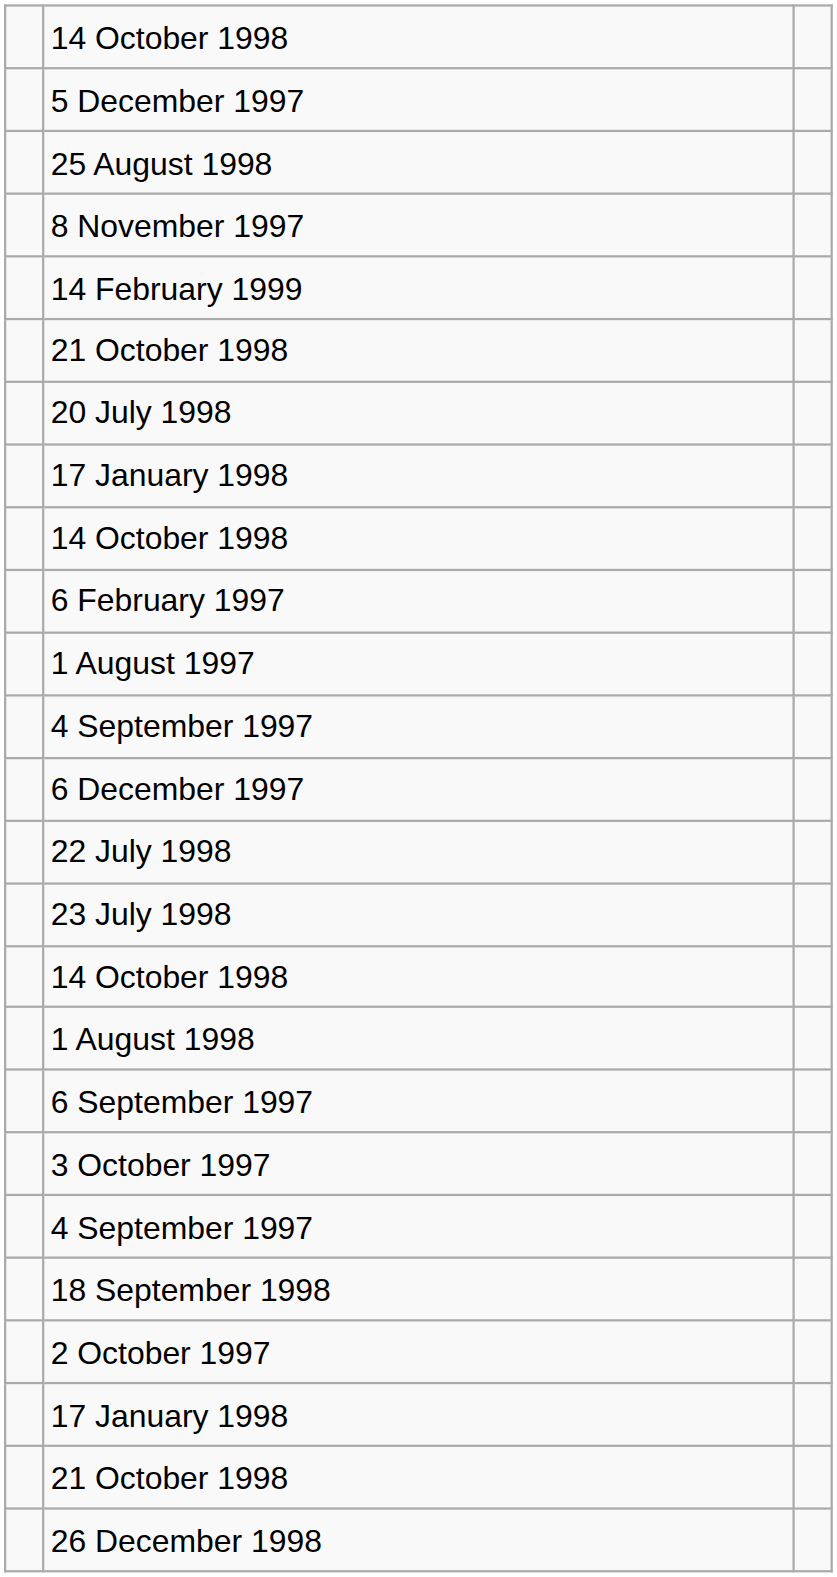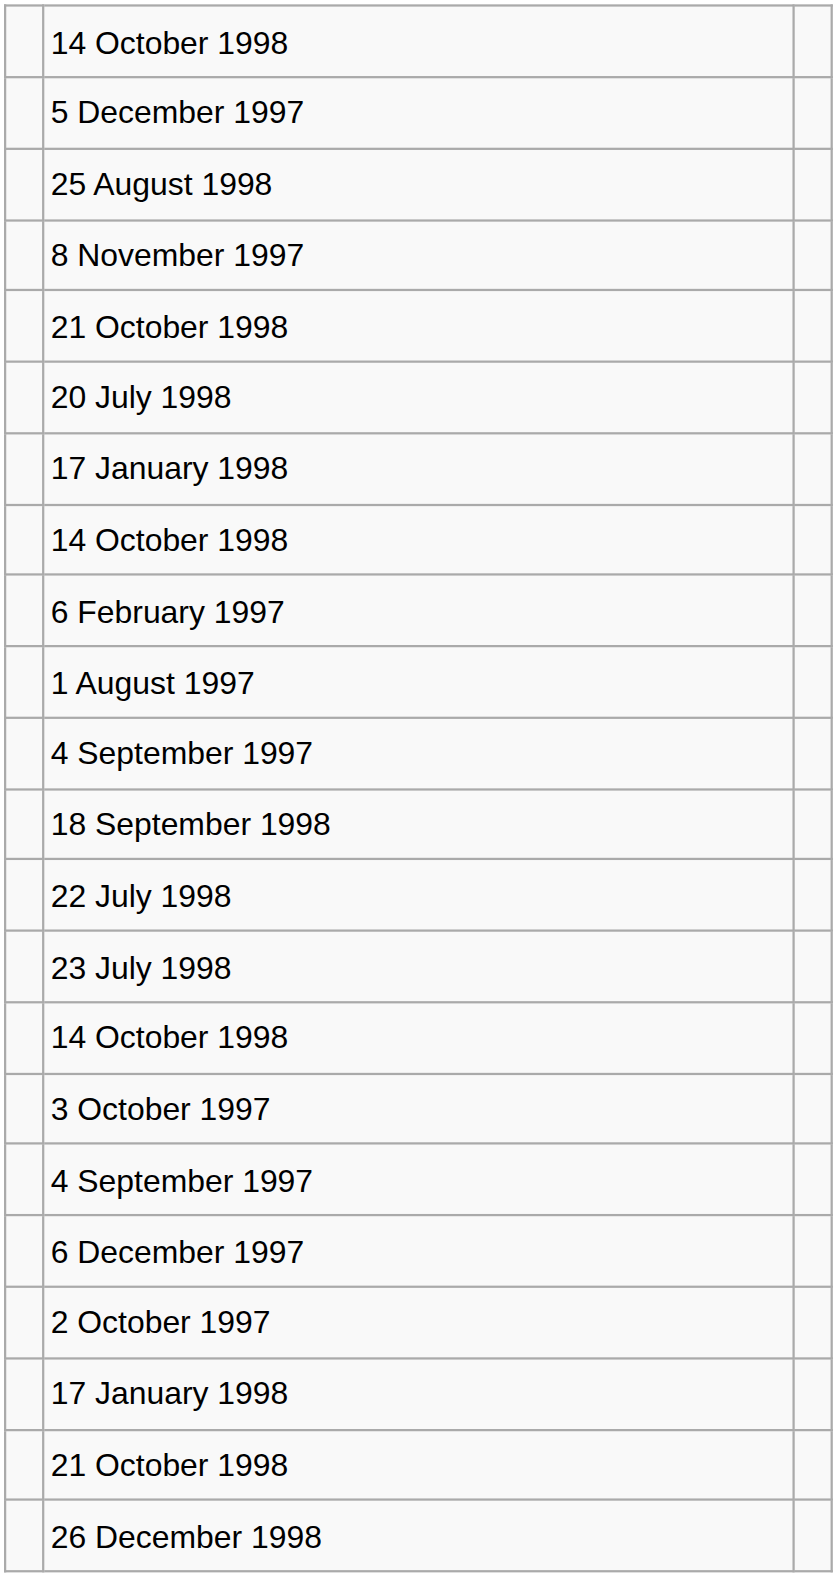- row: (24, 288)
rows swapped: (24, 1290) <-> (24, 789)
- row: (24, 1039)
- row: (24, 1102)
